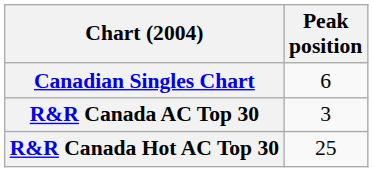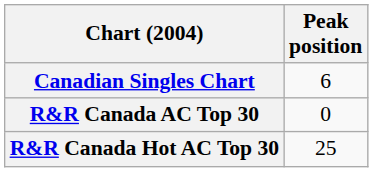(326, 114) 3 -> (326, 114) 0
